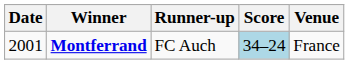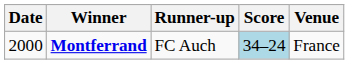(26, 45) 2001 -> (26, 45) 2000
